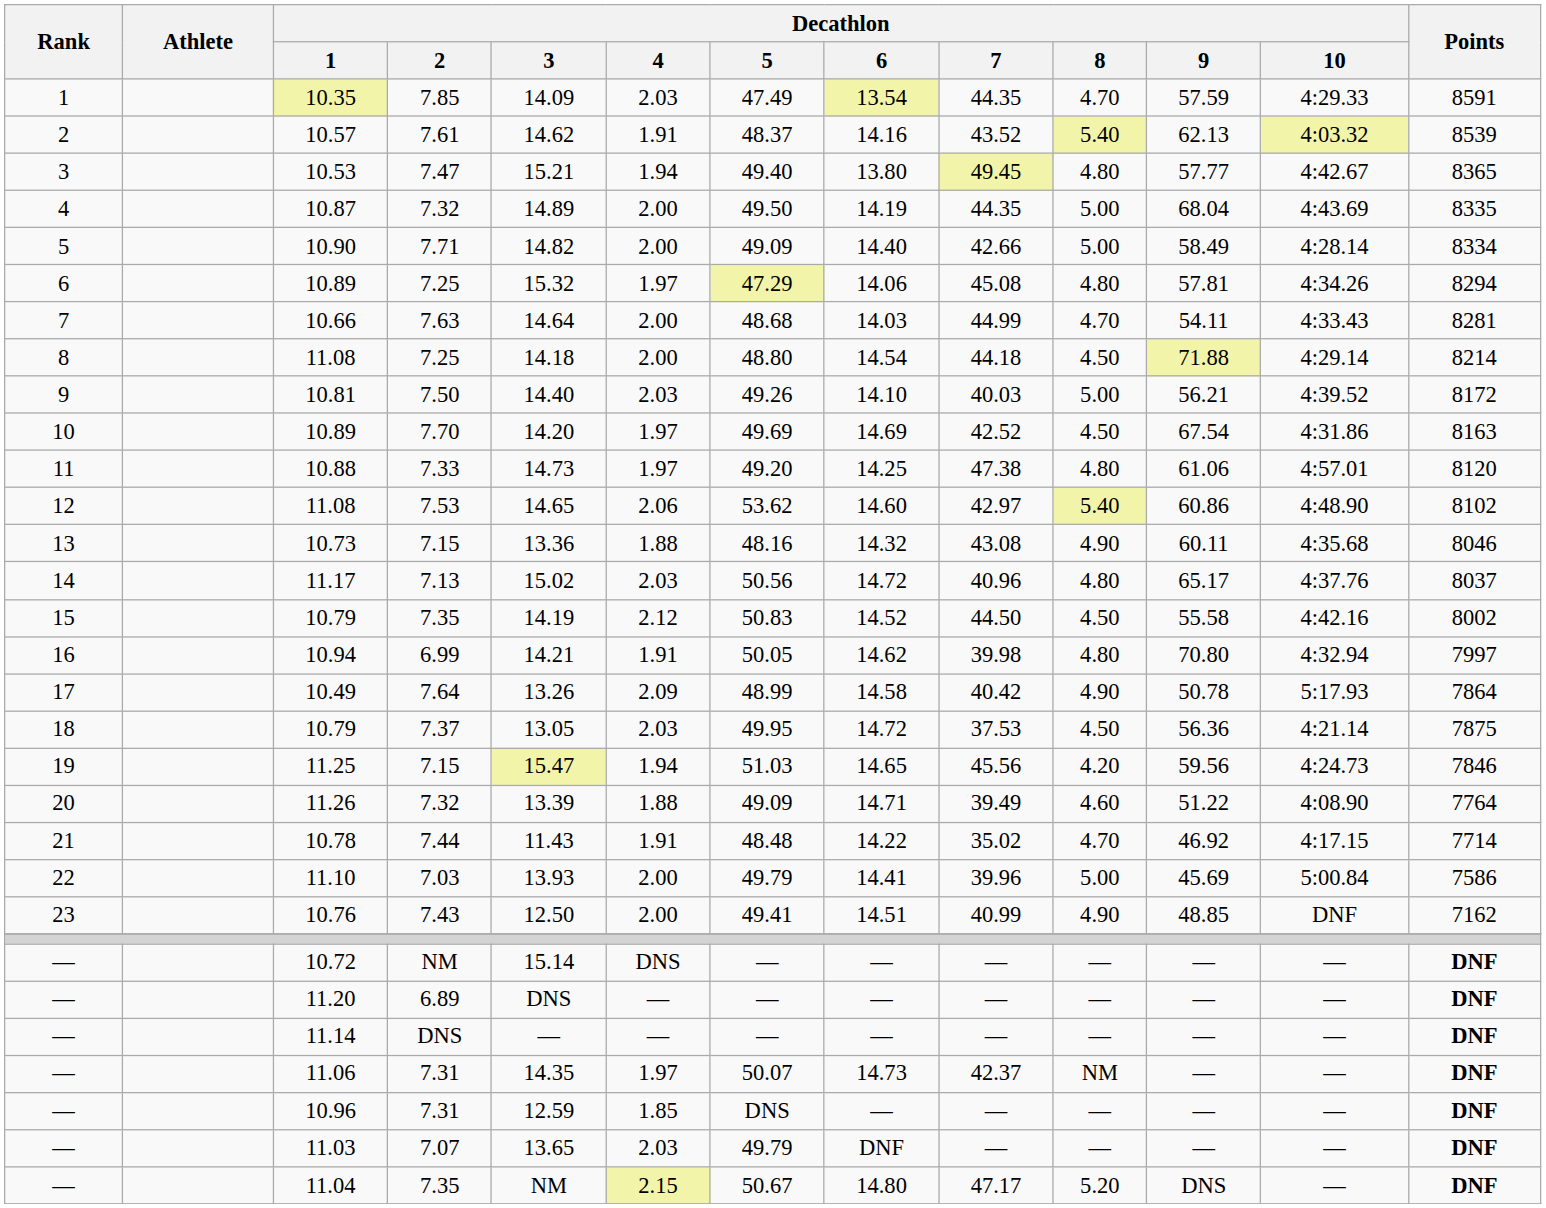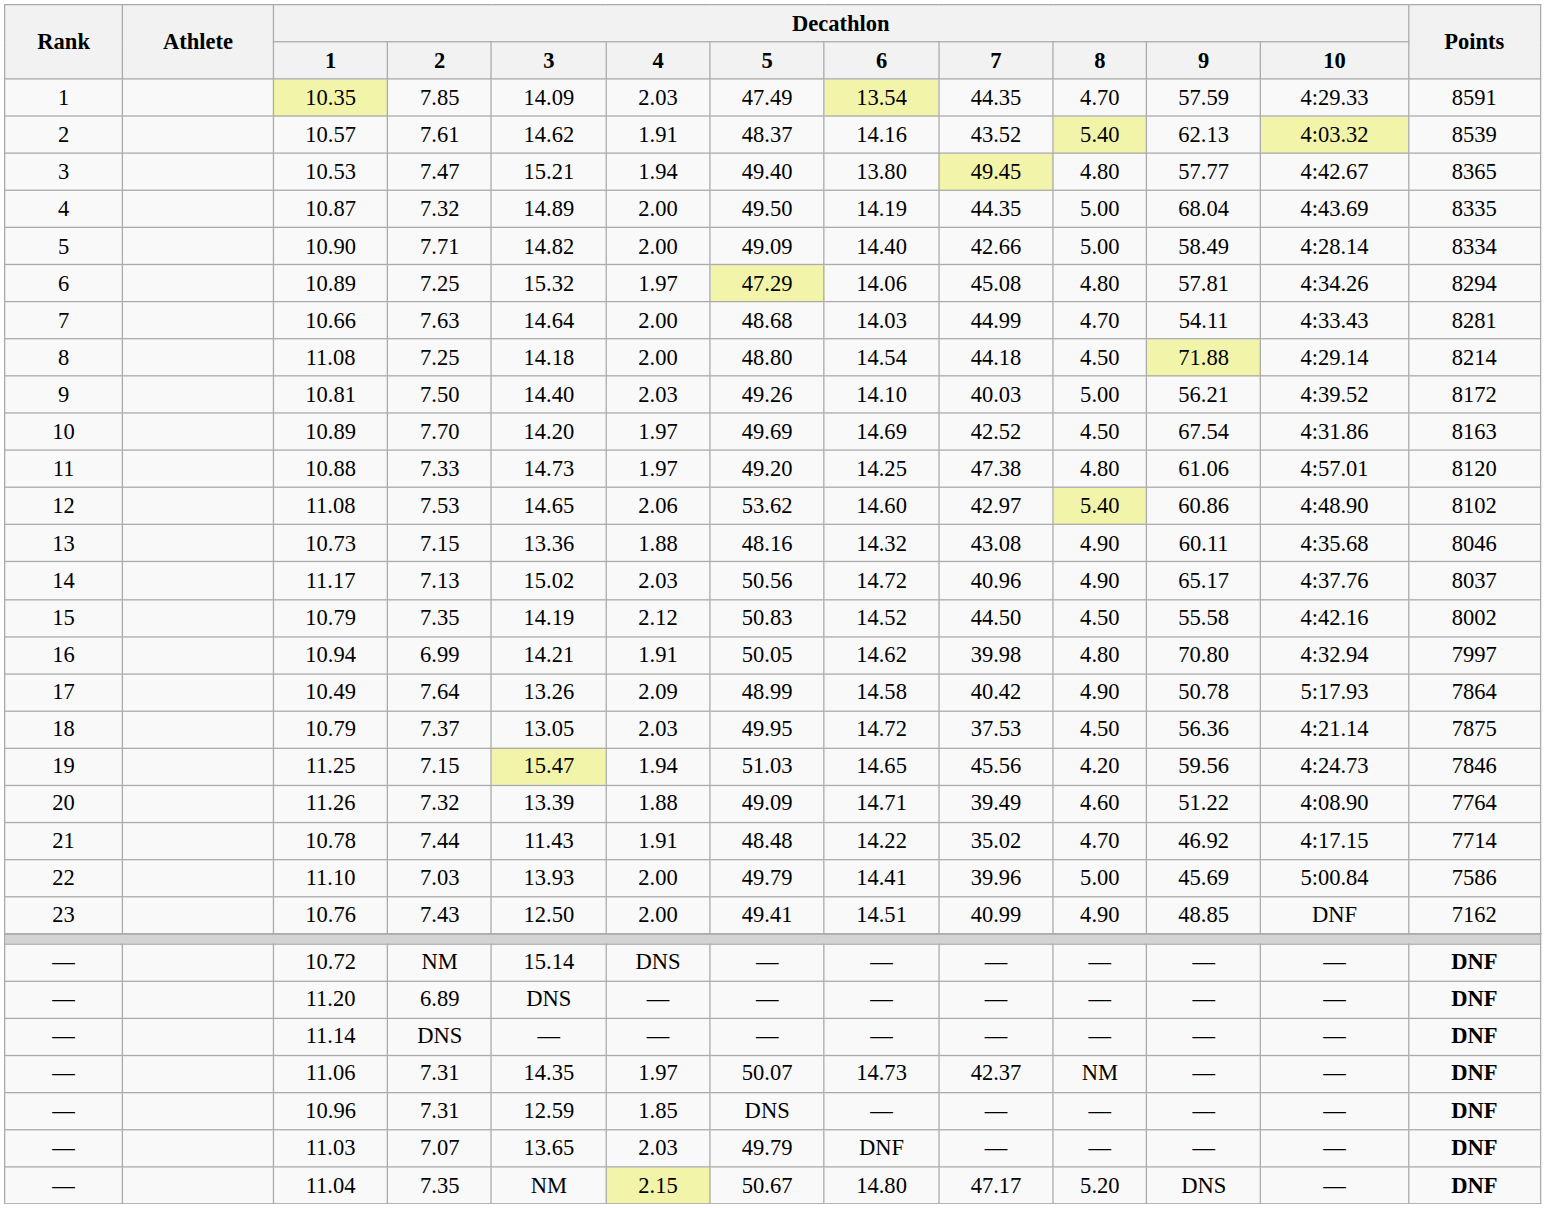(1100, 580) 4.80 -> (1100, 580) 4.90
